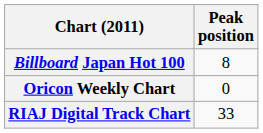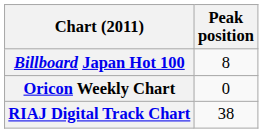(226, 114) 33 -> (226, 114) 38
